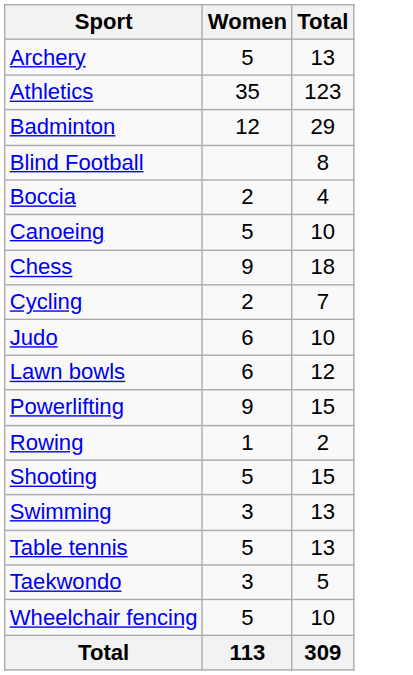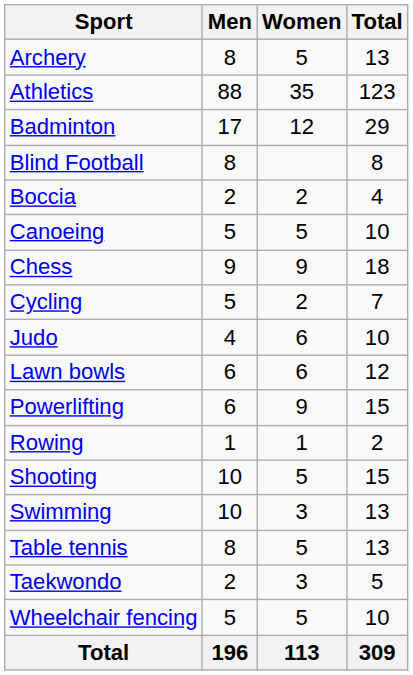+ column: (230, 22)
